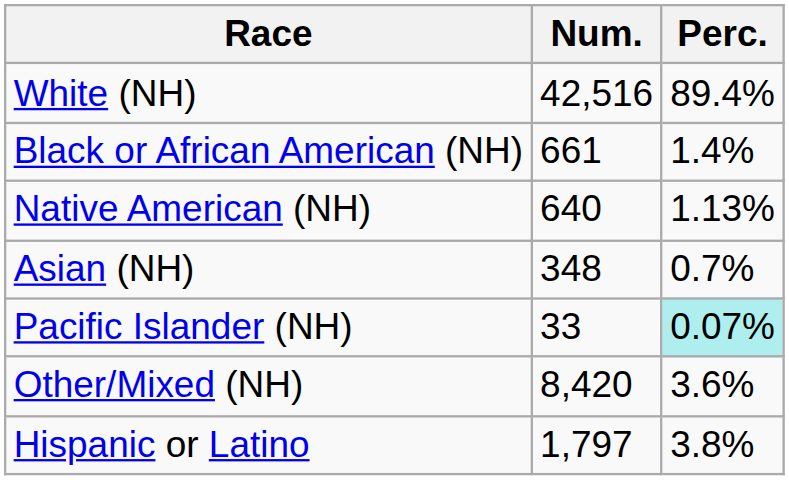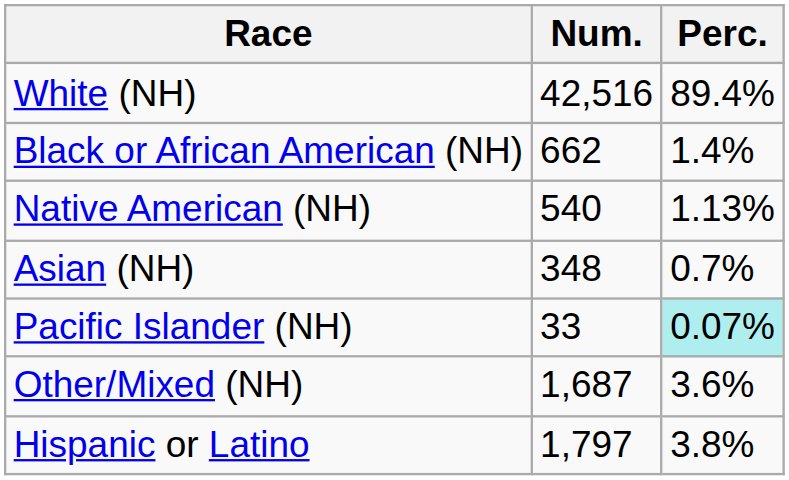(571, 151) 661 -> (571, 151) 662
(571, 209) 640 -> (571, 209) 540
(586, 385) 8,420 -> (586, 385) 1,687
